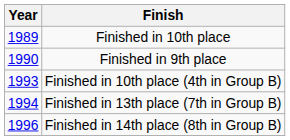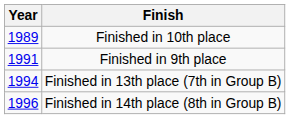(23, 59) 1990 -> (23, 59) 1991
- row: (163, 81)
